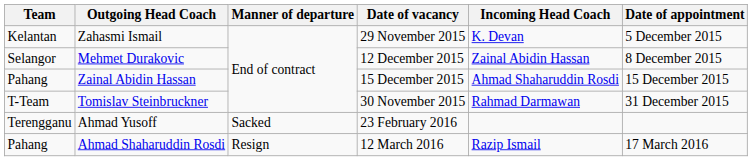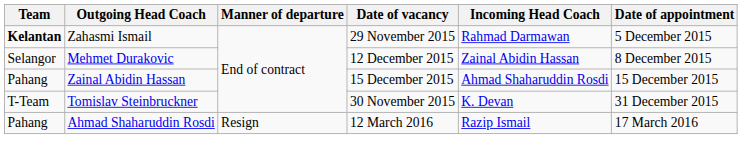(32, 36) normal -> (34, 36) bold
(498, 36) K. Devan -> (515, 36) Rahmad Darmawan
(526, 101) Rahmad Darmawan -> (487, 101) K. Devan
- row: (117, 123)
